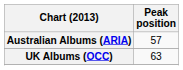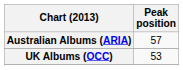(156, 56) 63 -> (156, 56) 53
